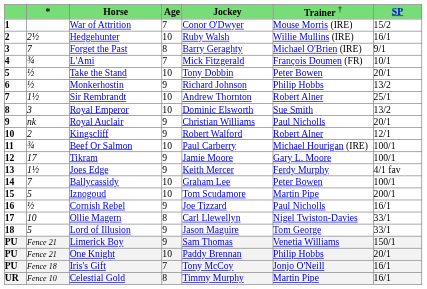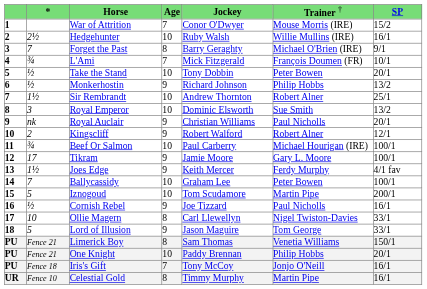(165, 242) 9 -> (165, 242) 8
